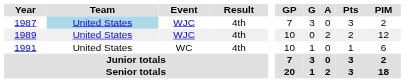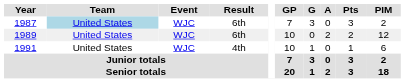(239, 22) 4th -> (239, 22) 6th
(239, 35) 4th -> (239, 35) 6th
(184, 47) WC -> (184, 47) WJC
